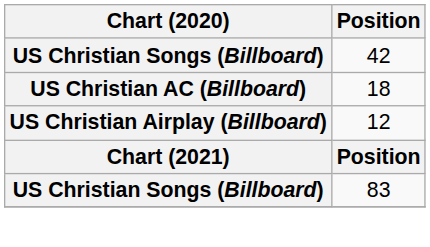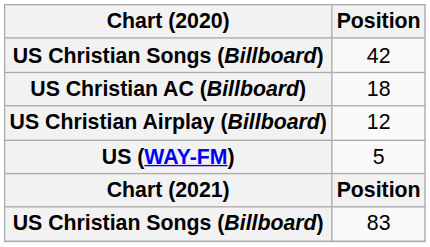+ row: (379, 156)
